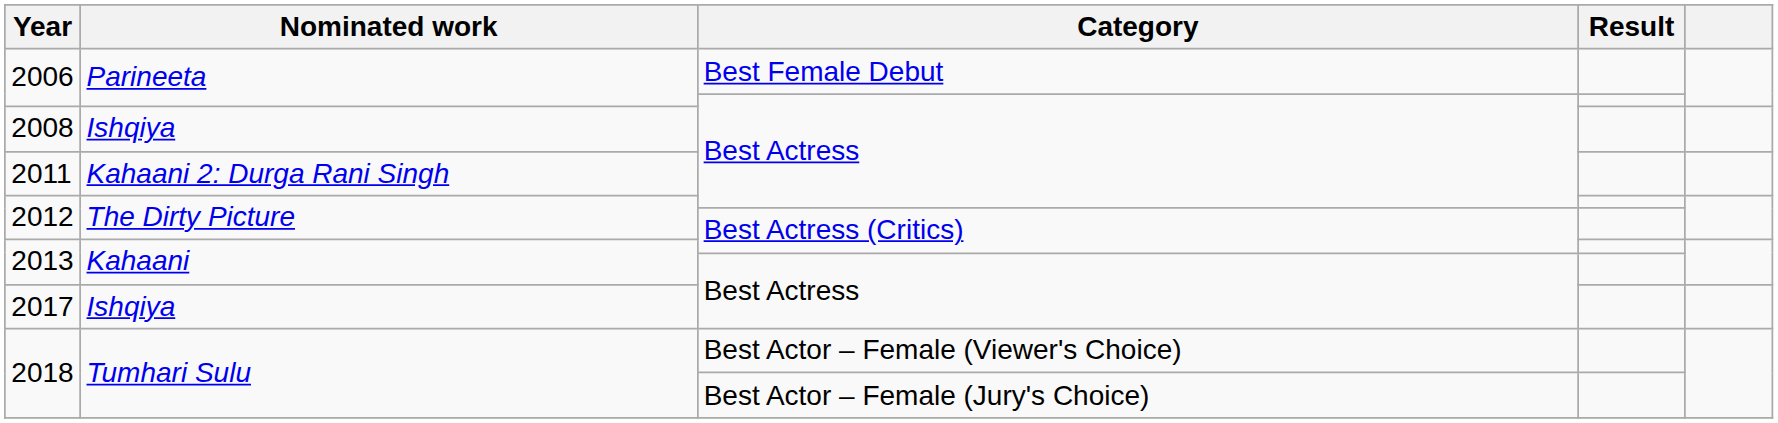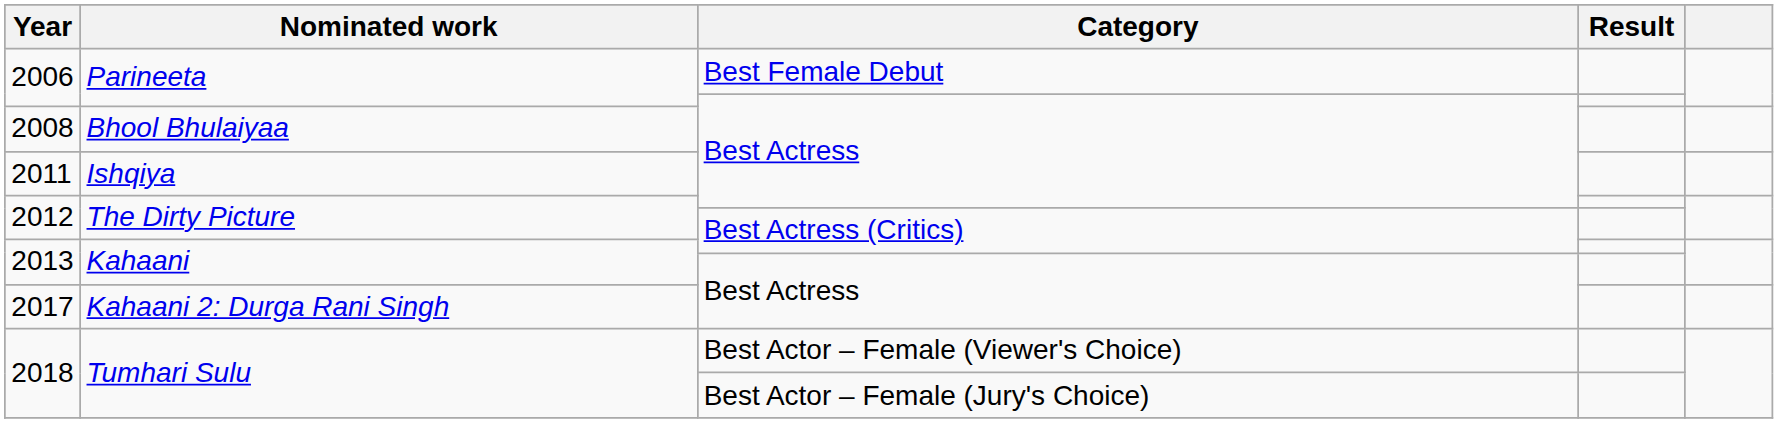(131, 128) Ishqiya -> (188, 128) Bhool Bhulaiyaa
(268, 172) Kahaani 2: Durga Rani Singh -> (131, 172) Ishqiya
(131, 306) Ishqiya -> (268, 306) Kahaani 2: Durga Rani Singh
